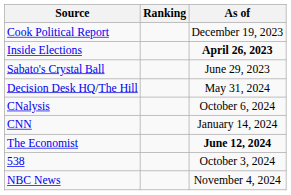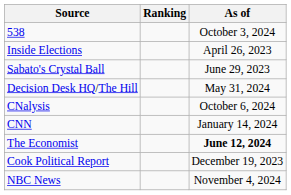rows swapped: (58, 32) <-> (16, 161)
(237, 50) bold -> (237, 50) normal
